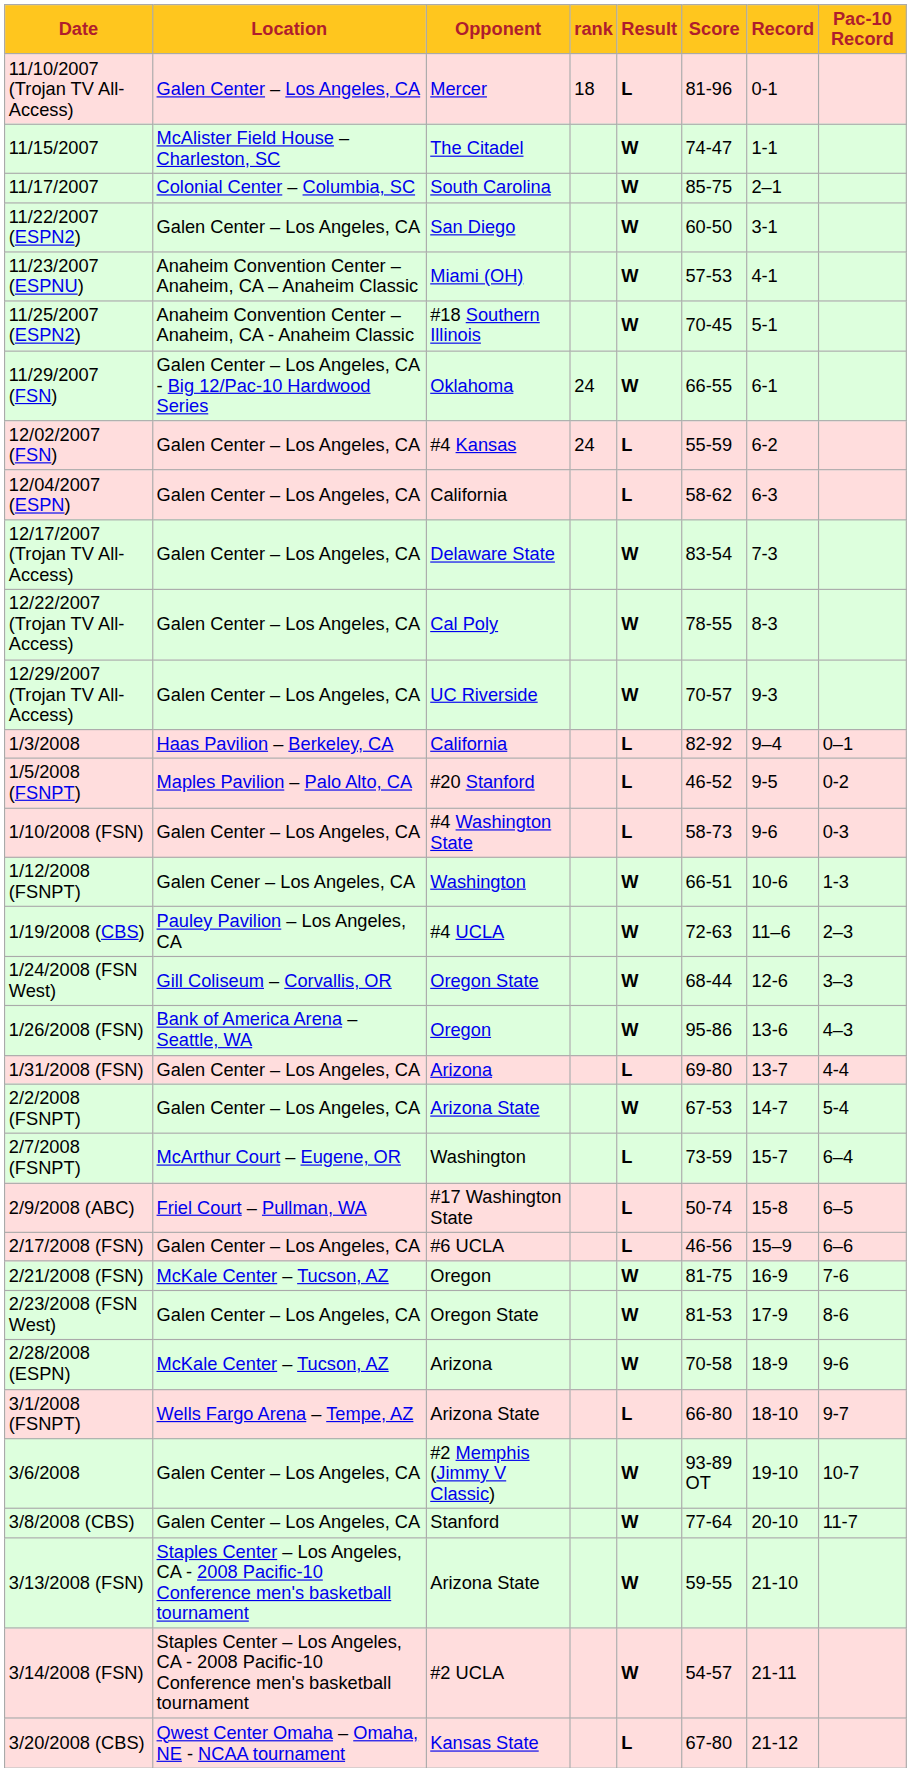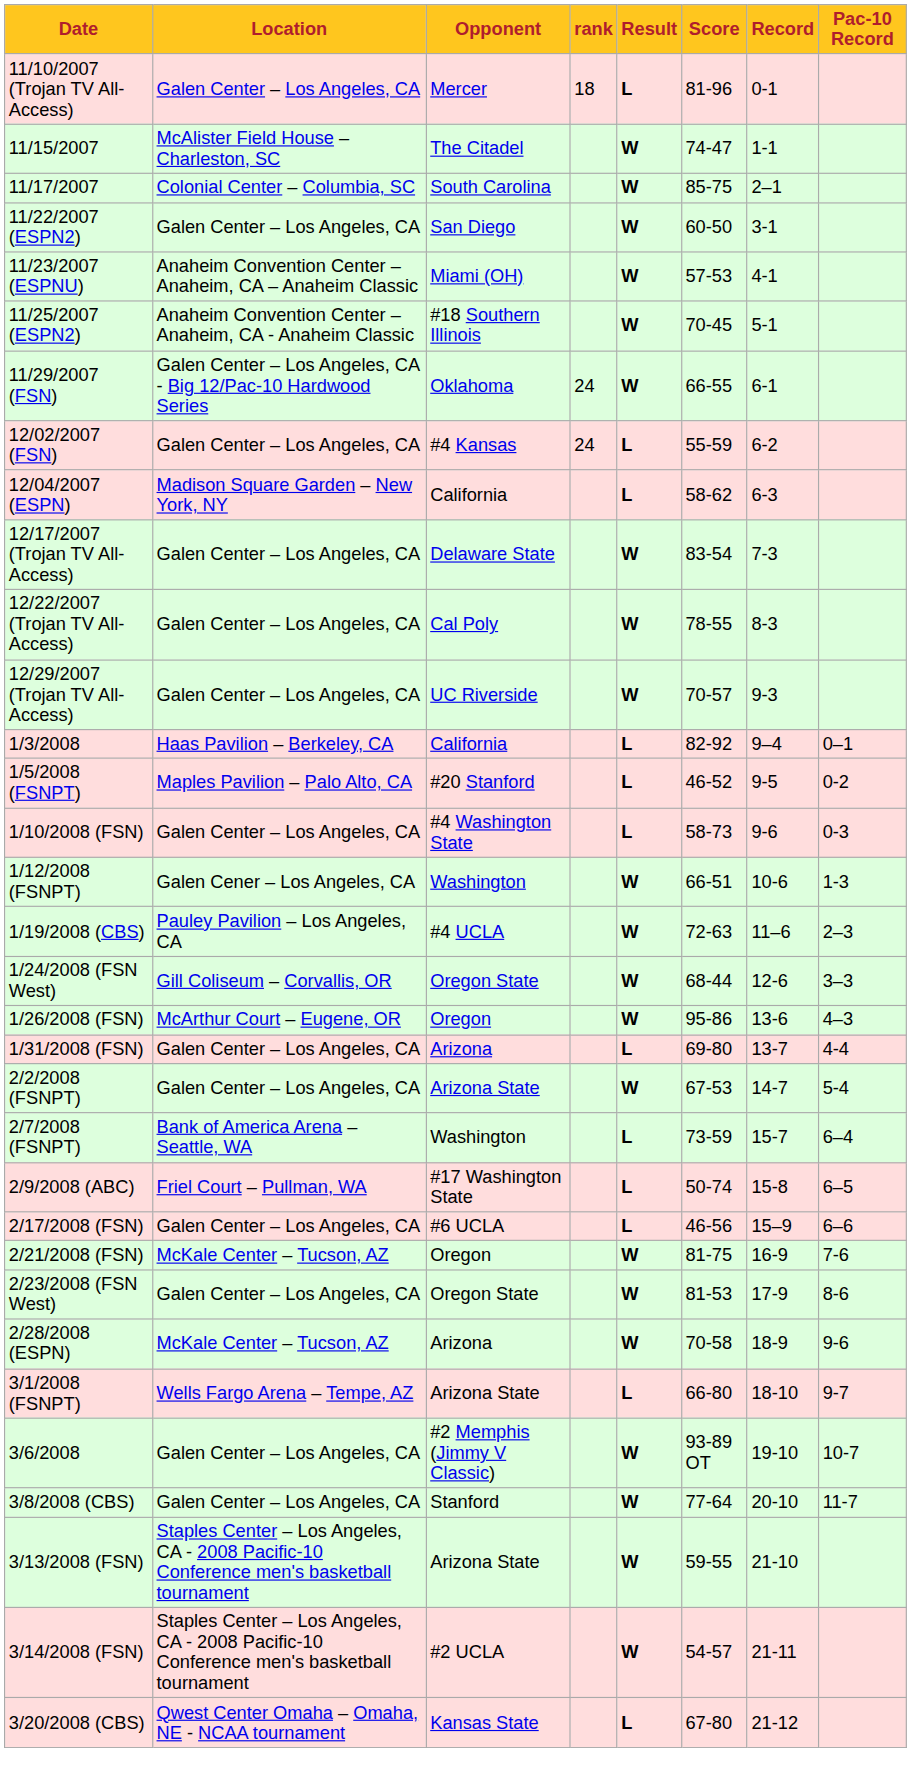(288, 494) Galen Center – Los Angeles, CA -> (284, 494) Madison Square Garden – New York, NY
(257, 1030) Bank of America Arena – Seattle, WA -> (279, 1020) McArthur Court – Eugene, OR
(279, 1158) McArthur Court – Eugene, OR -> (257, 1137) Bank of America Arena – Seattle, WA
